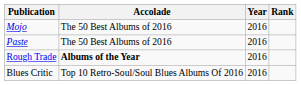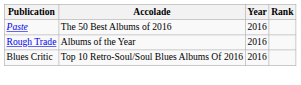- row: (17, 27)
(100, 57) bold -> (98, 42) normal
